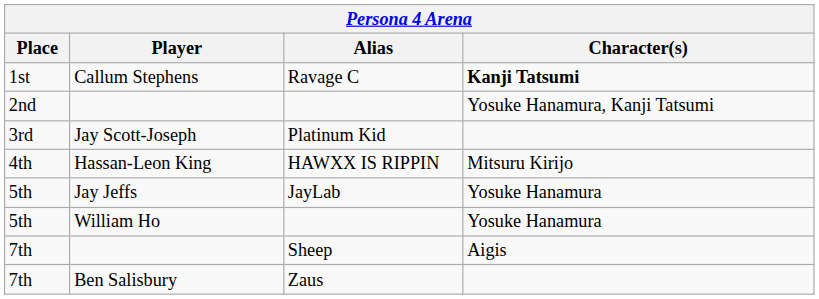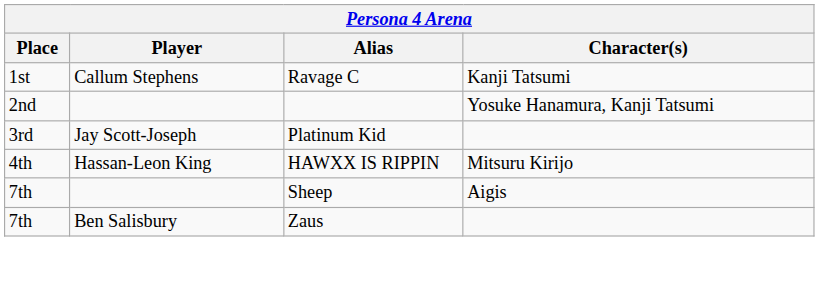(523, 76) bold -> (519, 76) normal
- row: (106, 192)
- row: (117, 221)
